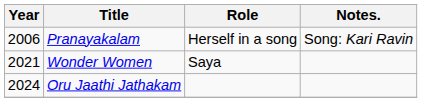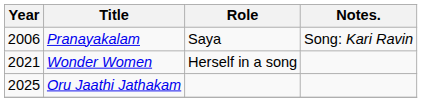(243, 39) Herself in a song -> (205, 39) Saya
(205, 62) Saya -> (243, 62) Herself in a song
(24, 85) 2024 -> (24, 85) 2025
